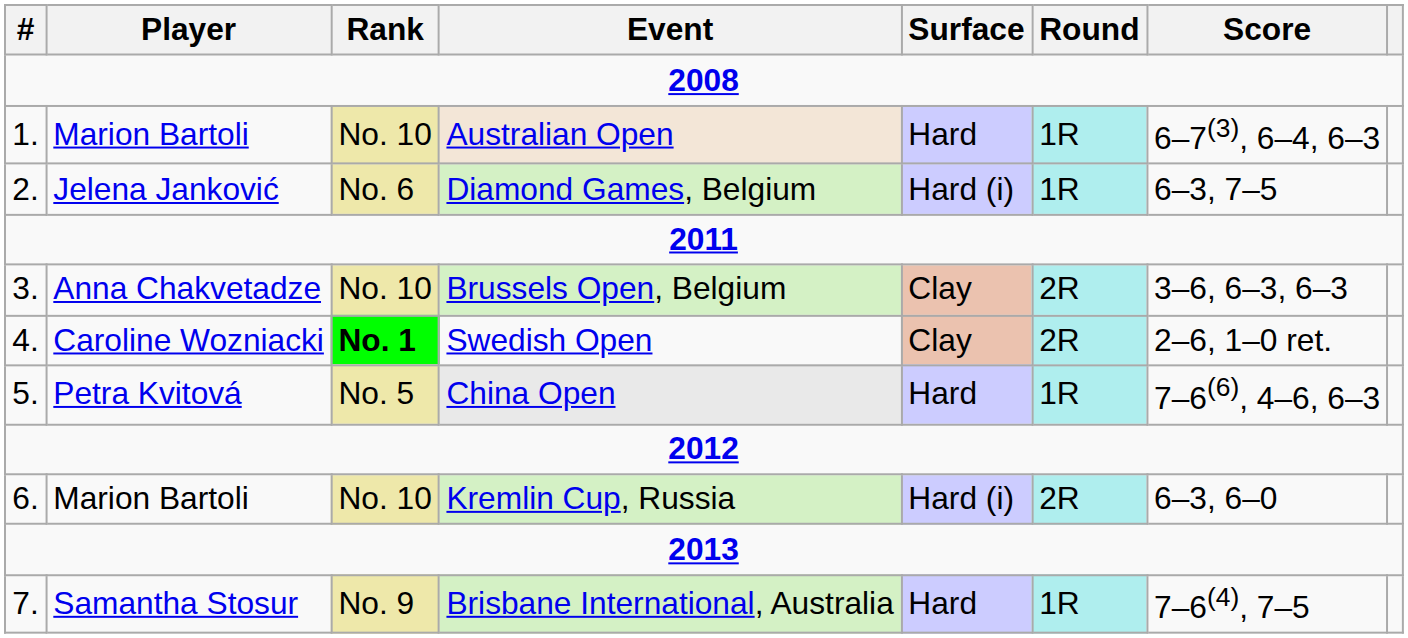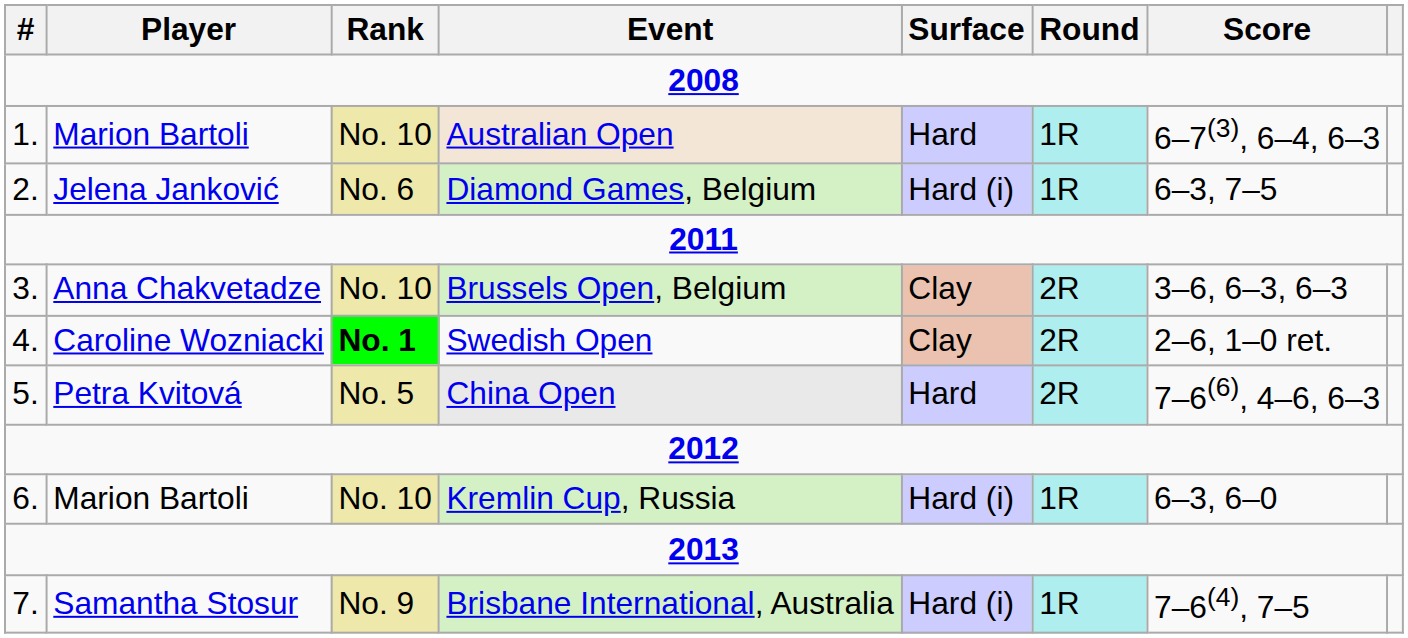(1059, 394) 1R -> (1059, 394) 2R
(1059, 498) 2R -> (1059, 498) 1R
(943, 603) Hard -> (961, 603) Hard (i)
